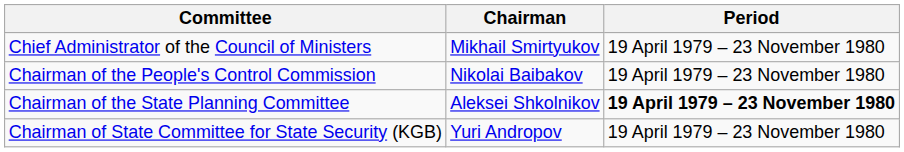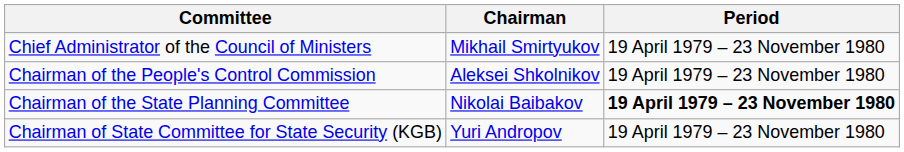(516, 75) Nikolai Baibakov -> (525, 75) Aleksei Shkolnikov
(525, 103) Aleksei Shkolnikov -> (516, 103) Nikolai Baibakov
